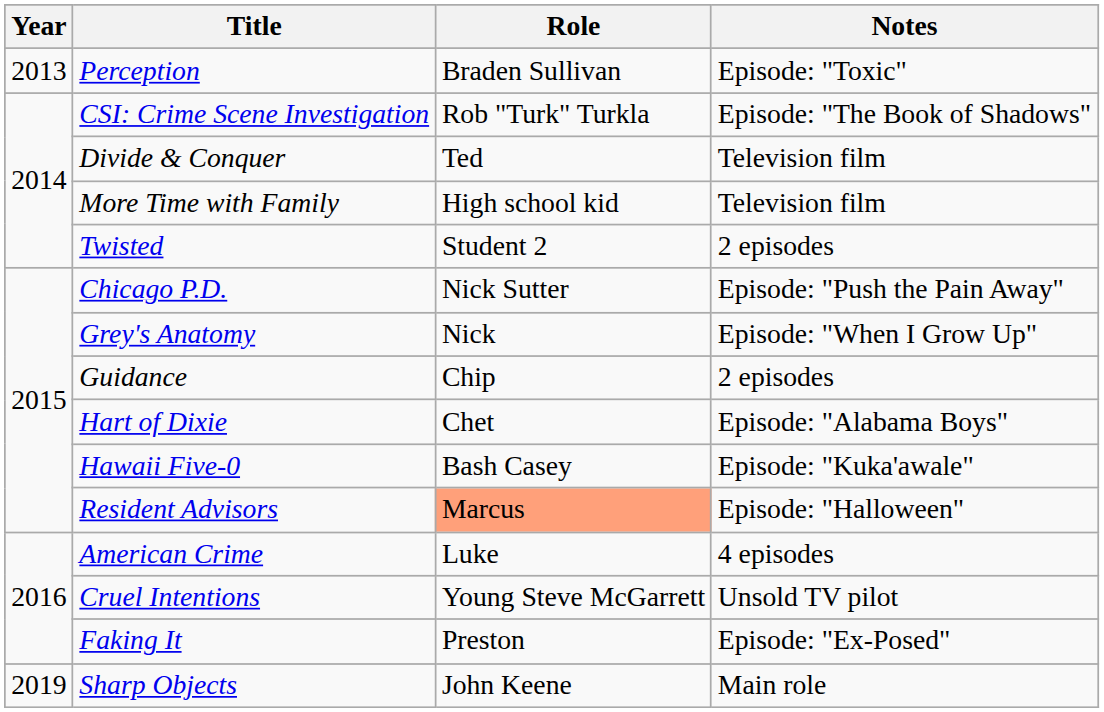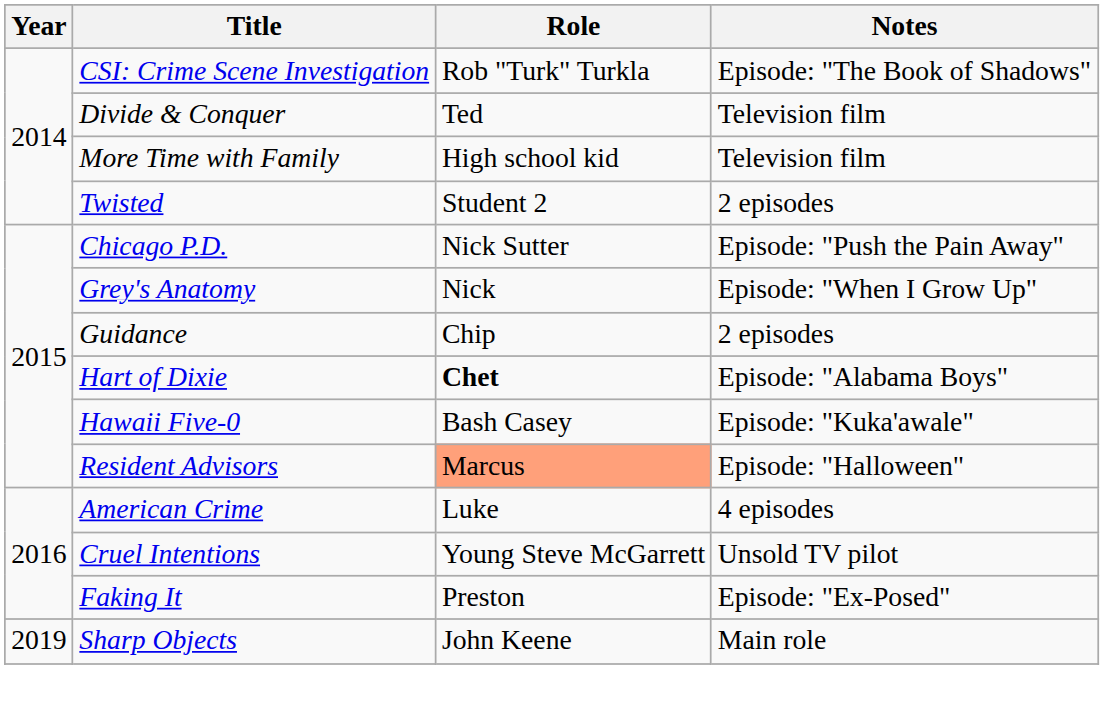- row: (140, 70)
(468, 421) normal -> (470, 377) bold
